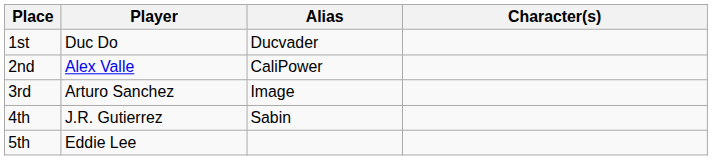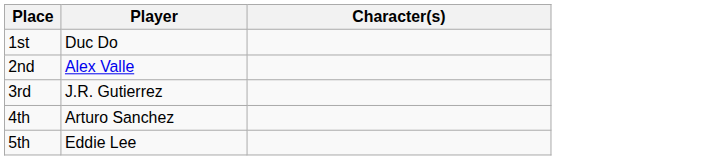- column: (325, 17)
(120, 92) Arturo Sanchez -> (114, 92) J.R. Gutierrez
(114, 117) J.R. Gutierrez -> (120, 117) Arturo Sanchez
